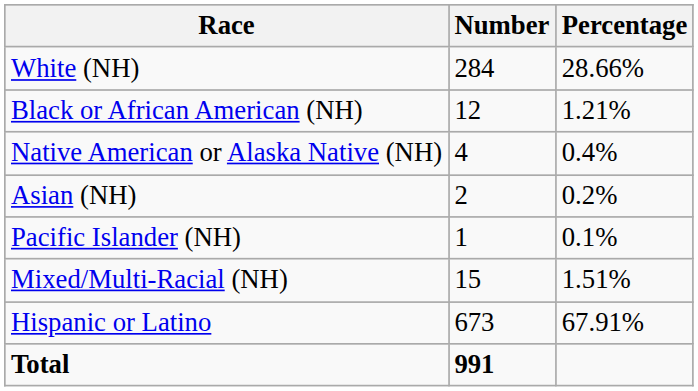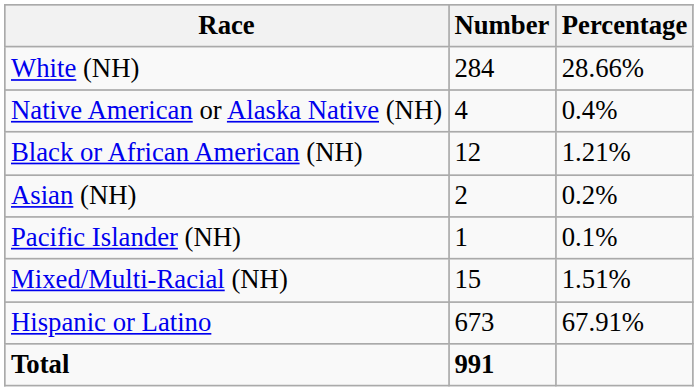rows swapped: (187, 110) <-> (227, 152)
